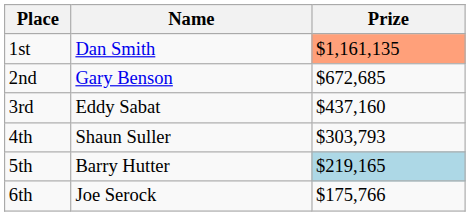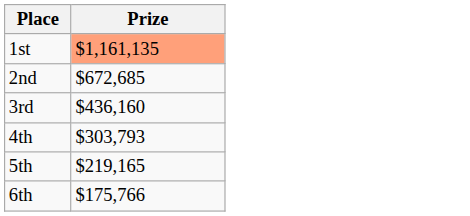- column: (191, 19)
(351, 107) $437,160 -> (110, 107) $436,160
(351, 166) lightblue background -> (110, 166) no background
